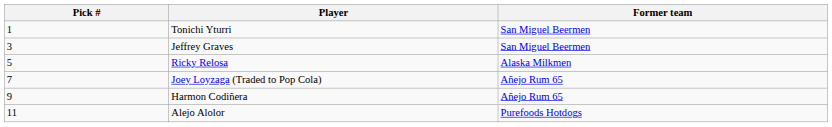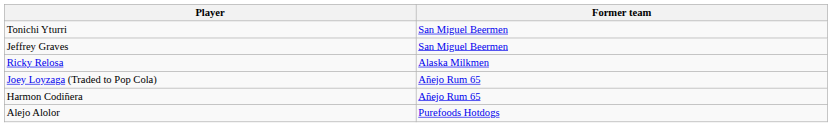- column: (87, 12)
